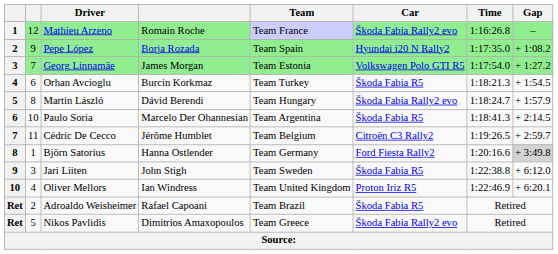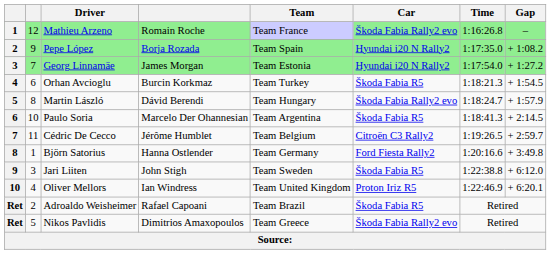(410, 65) Volkswagen Polo GTI R5 -> (403, 65) Hyundai i20 N Rally2
(533, 152) lightgrey background -> (525, 152) no background
